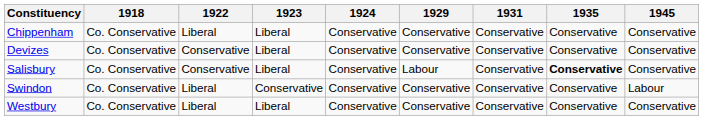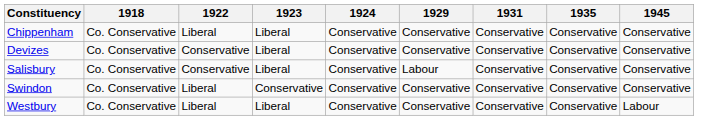(586, 69) bold -> (583, 69) normal
(646, 87) Labour -> (657, 87) Conservative
(662, 106) Conservative -> (641, 106) Labour
